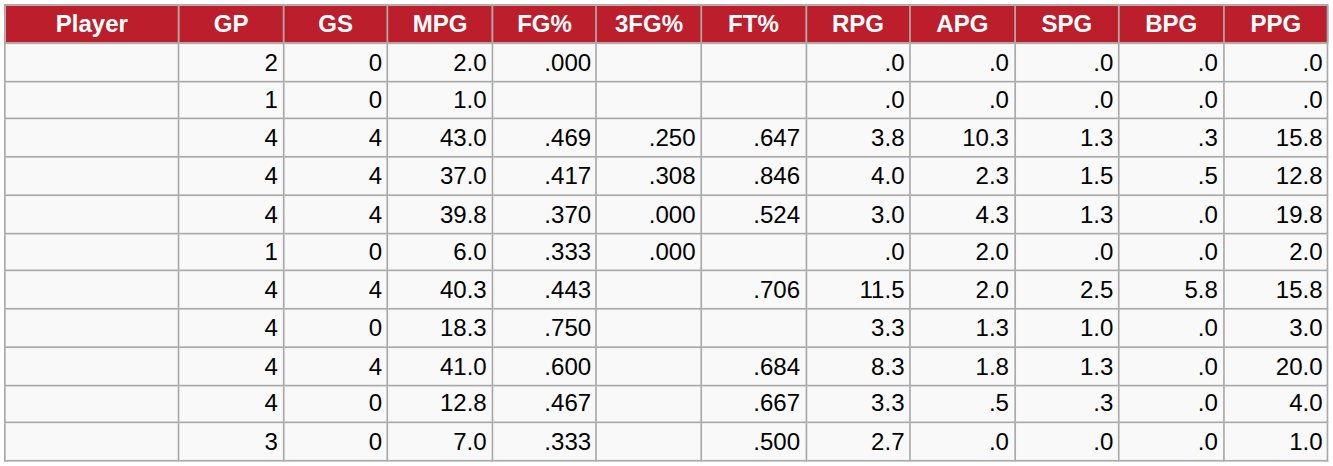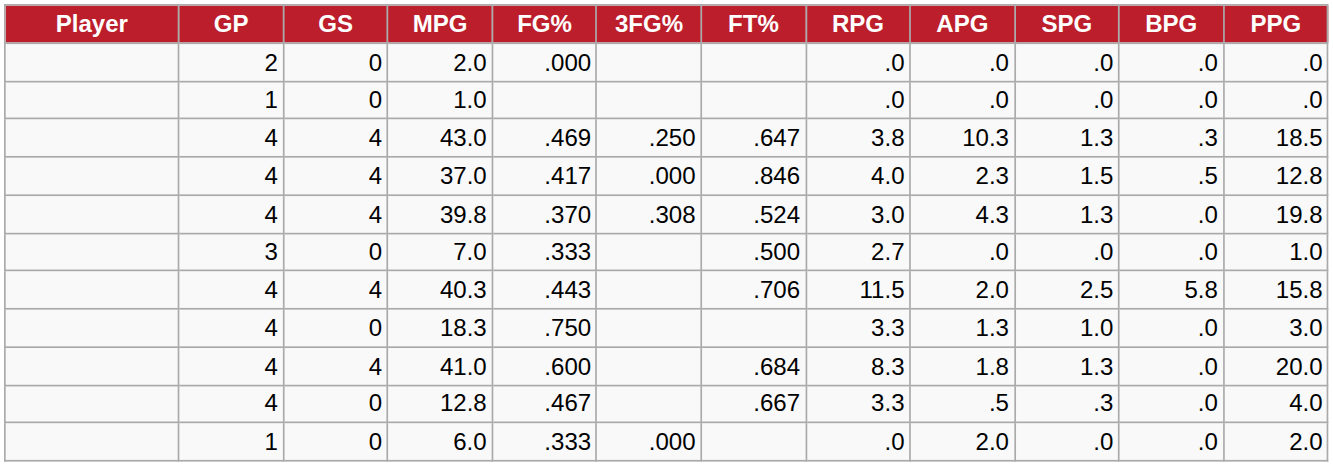(1299, 138) 15.8 -> (1299, 138) 18.5
(672, 176) .308 -> (672, 176) .000
(672, 214) .000 -> (672, 214) .308
rows swapped: (470, 442) <-> (470, 252)
